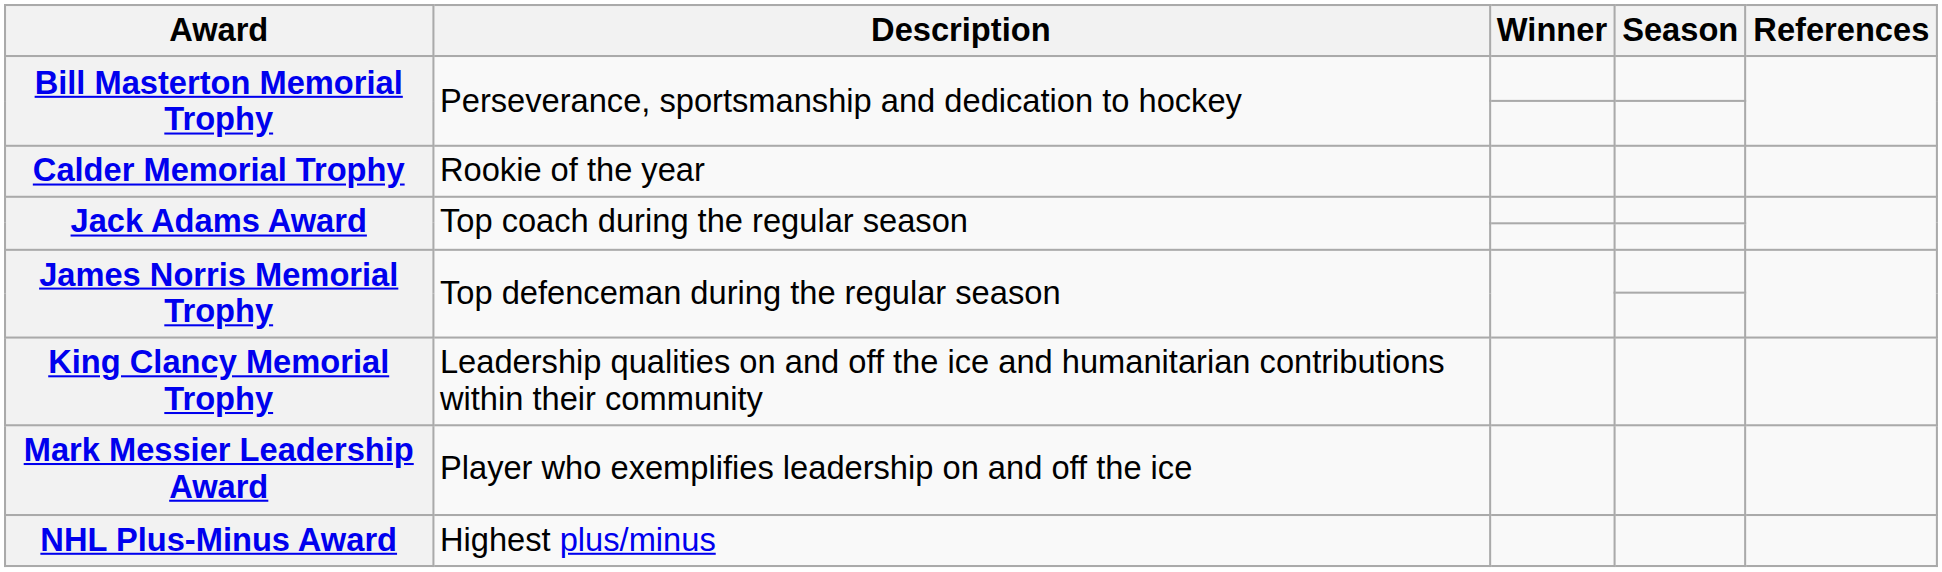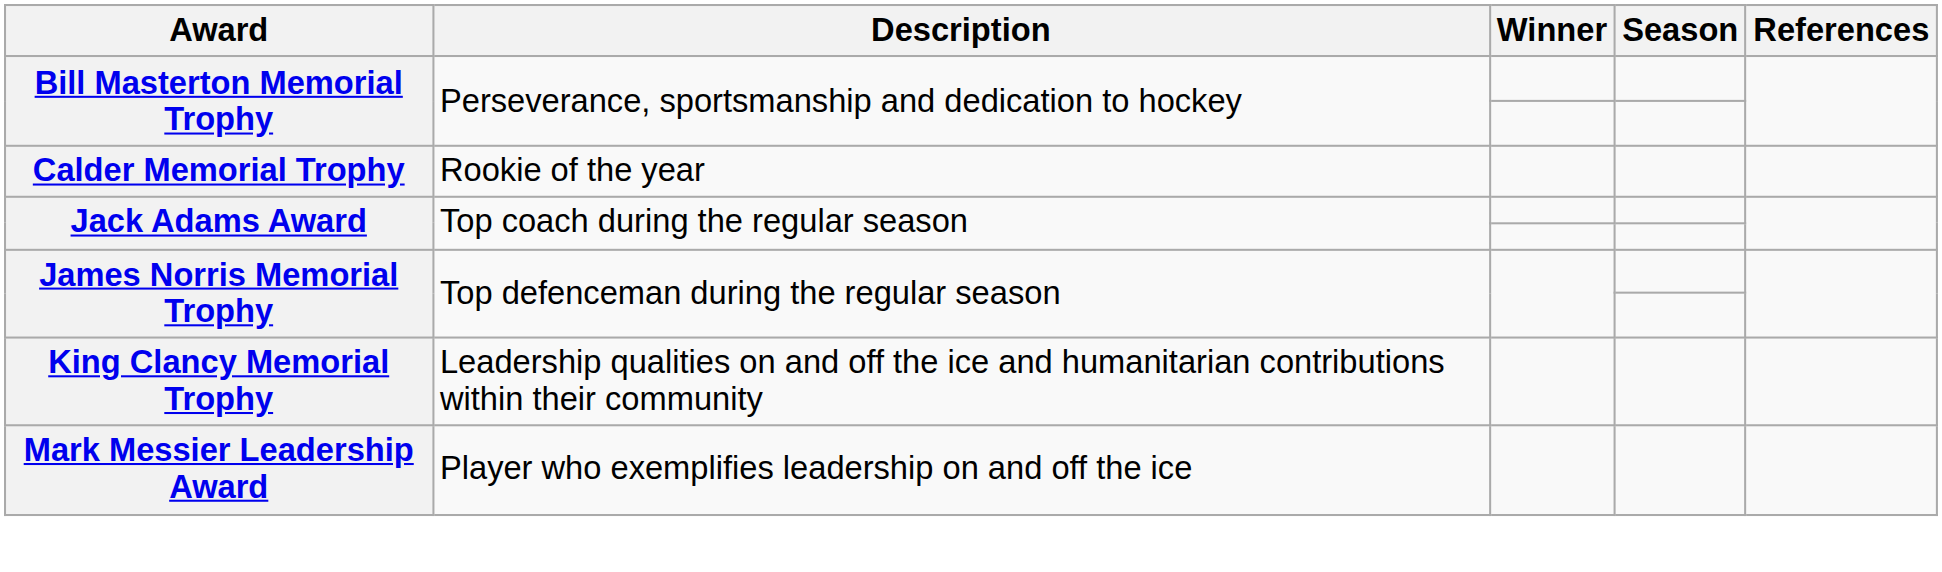- row: (219, 539)
